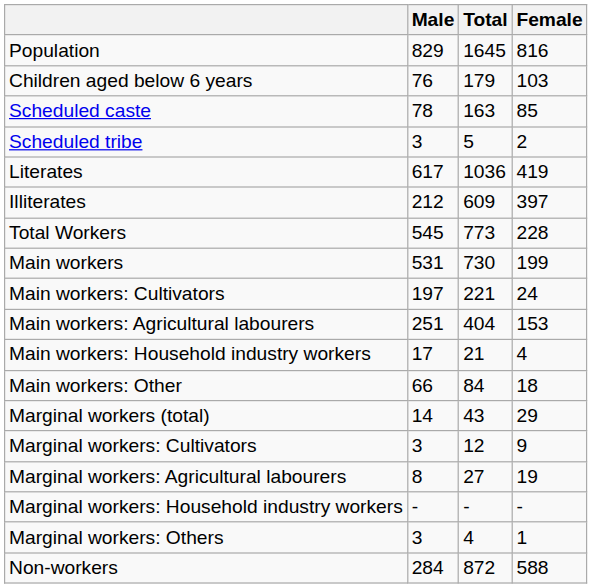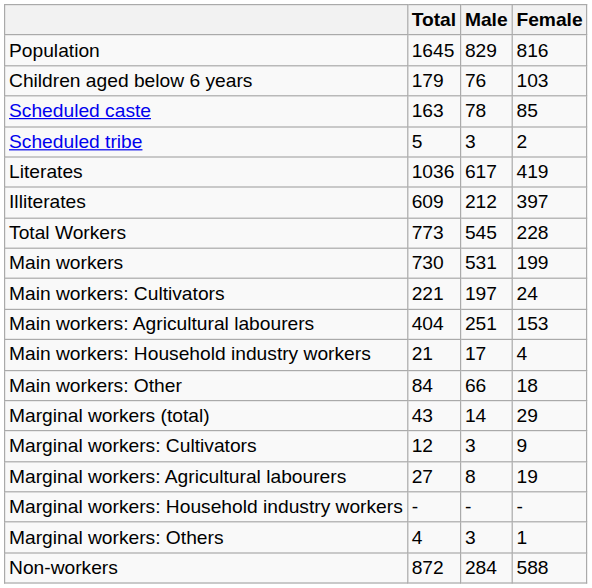columns swapped: (485, 19) <-> (433, 19)
